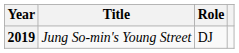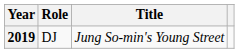columns swapped: (116, 15) <-> (211, 15)
